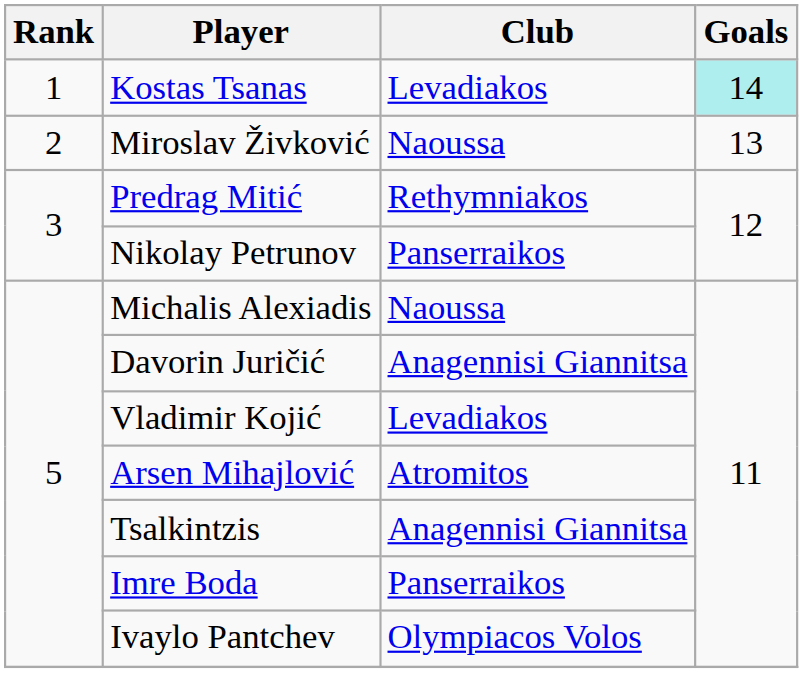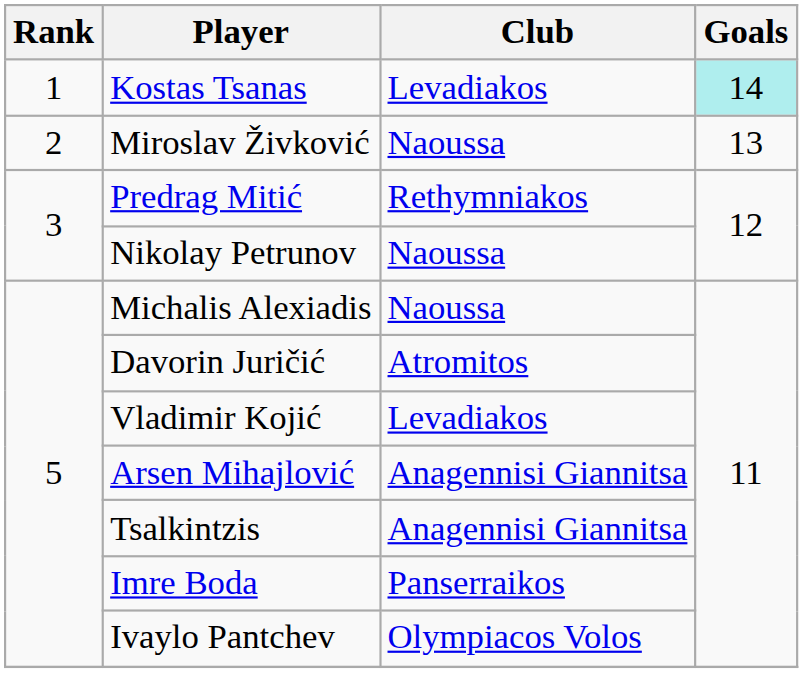(476, 252) Panserraikos -> (446, 252) Naoussa
(537, 362) Anagennisi Giannitsa -> (458, 362) Atromitos
(458, 472) Atromitos -> (537, 472) Anagennisi Giannitsa
